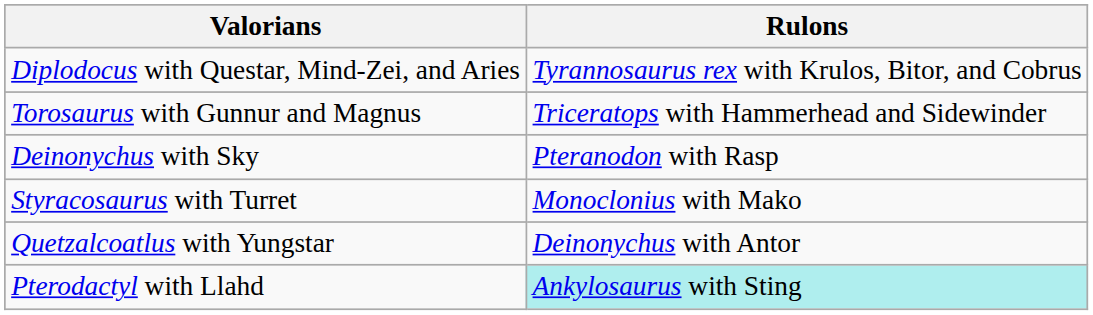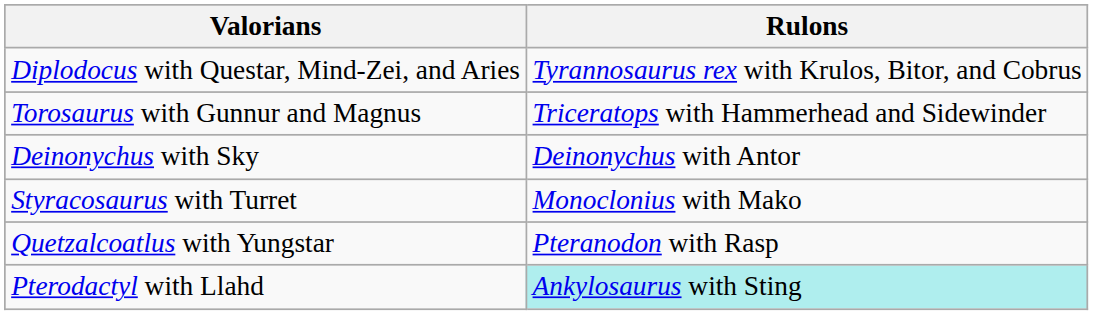(656, 156) Pteranodon with Rasp -> (666, 156) Deinonychus with Antor
(666, 243) Deinonychus with Antor -> (656, 243) Pteranodon with Rasp
